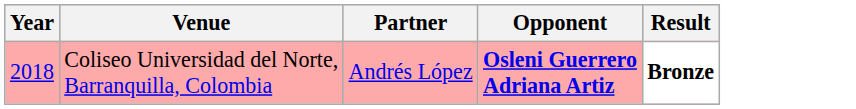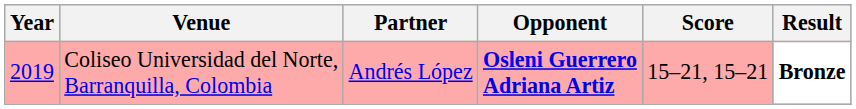+ column: (708, 23)
(32, 72) 2018 -> (32, 72) 2019
